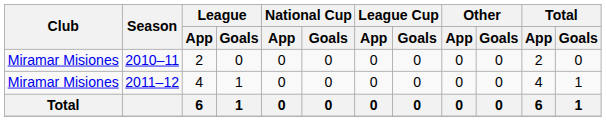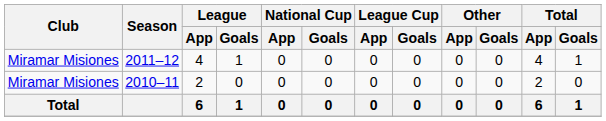rows swapped: (152, 60) <-> (152, 82)
